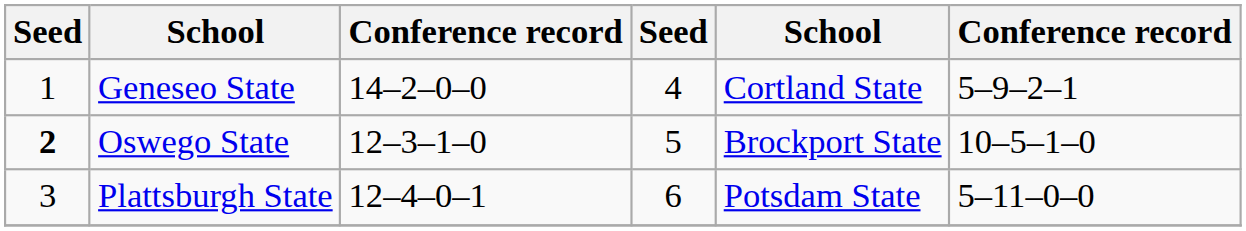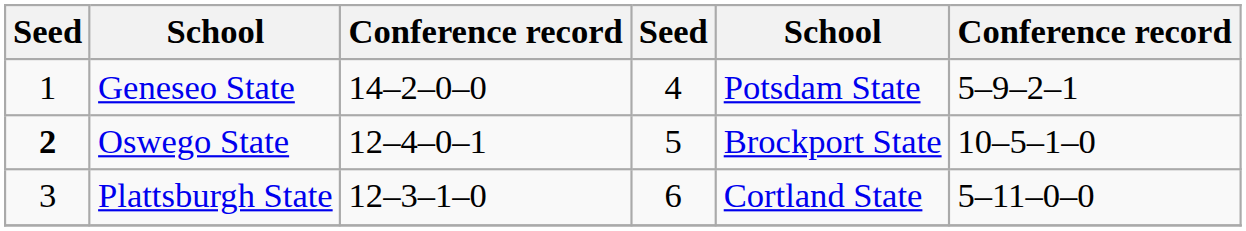(823, 86) Cortland State -> (822, 86) Potsdam State
(418, 141) 12–3–1–0 -> (418, 141) 12–4–0–1
(418, 196) 12–4–0–1 -> (418, 196) 12–3–1–0
(822, 196) Potsdam State -> (823, 196) Cortland State
